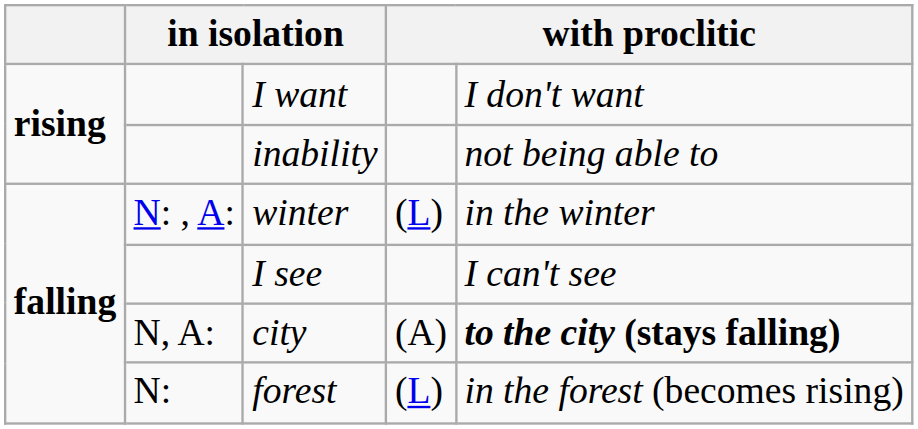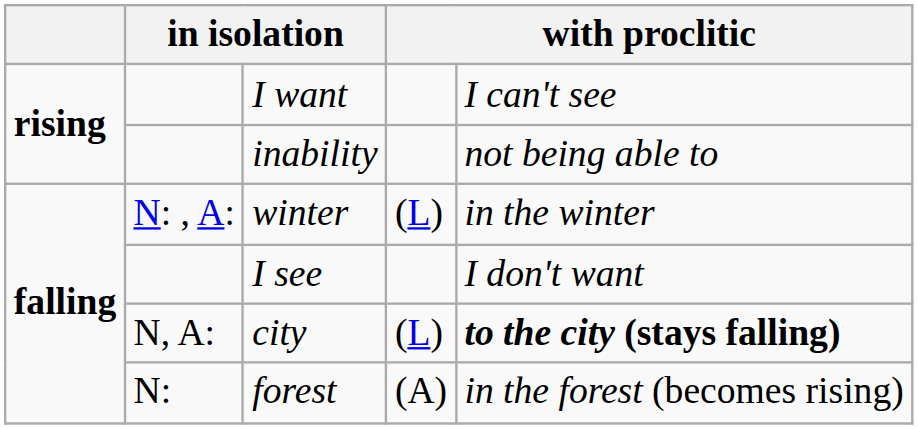(554, 93) I don't want -> (541, 93) I can't see
(541, 272) I can't see -> (554, 272) I don't want
(421, 332) (A) -> (419, 332) (L)
(419, 392) (L) -> (421, 392) (A)
